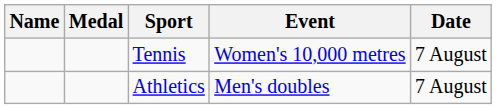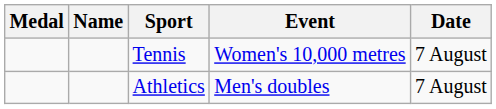columns swapped: (96, 21) <-> (34, 21)
